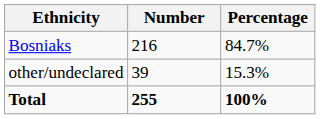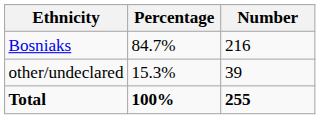columns swapped: (174, 18) <-> (268, 18)
